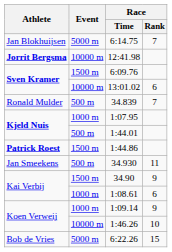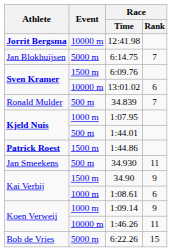rows swapped: (124, 57) <-> (124, 42)
(155, 224) 10 -> (155, 224) 11
